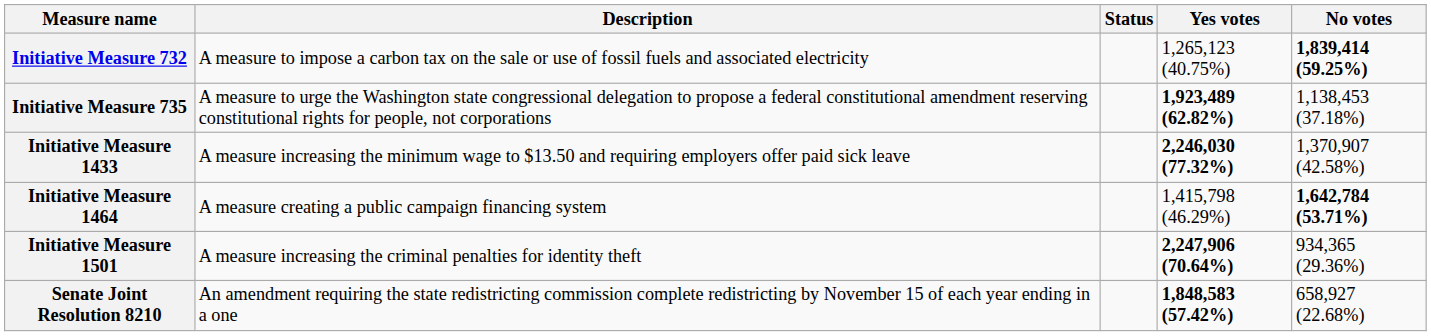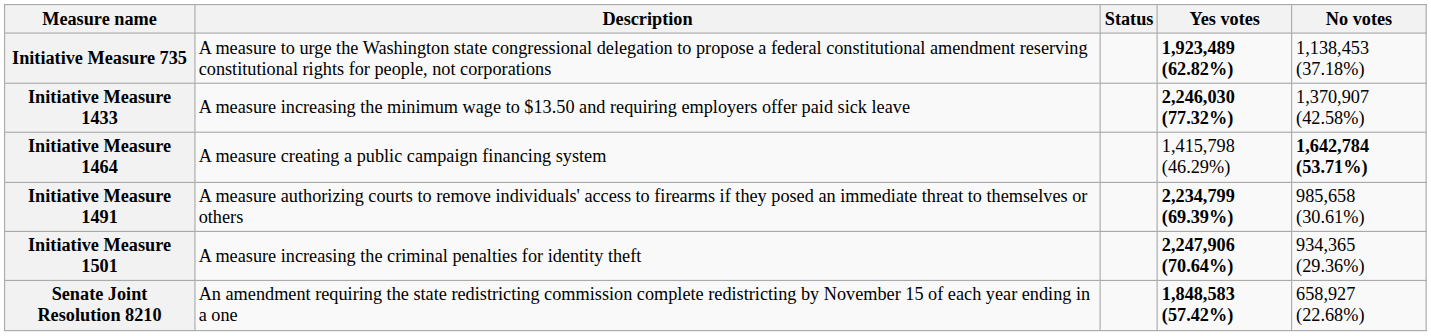- row: (100, 58)
+ row: (100, 206)
